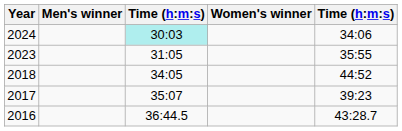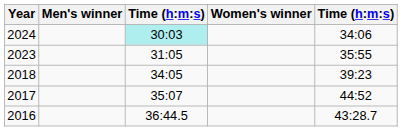(356, 75) 44:52 -> (356, 75) 39:23
(356, 95) 39:23 -> (356, 95) 44:52
